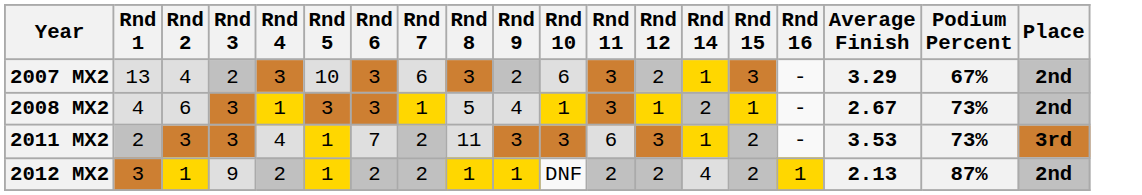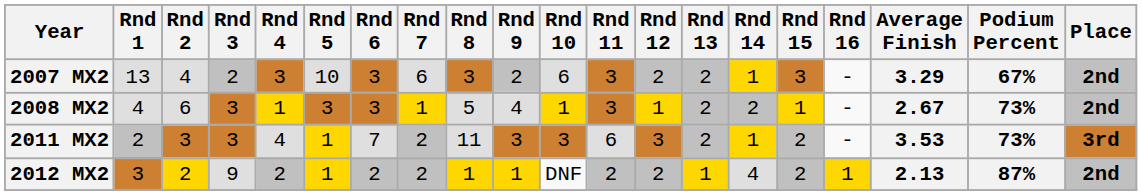+ column: (706, 32)
(185, 174) 1 -> (185, 174) 2
